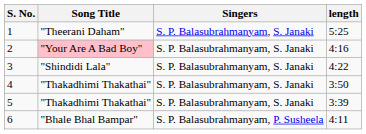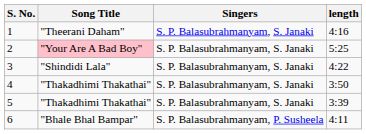(339, 31) 5:25 -> (339, 31) 4:16
(339, 48) 4:16 -> (339, 48) 5:25
